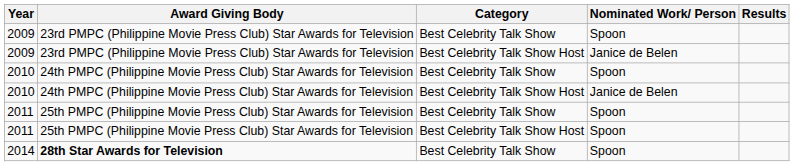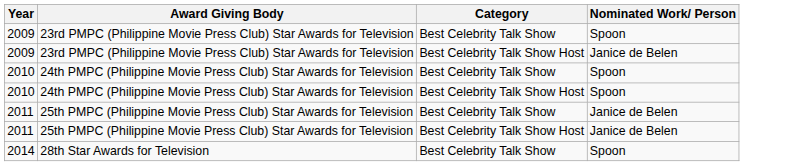- column: (764, 14)
(634, 92) Janice de Belen -> (608, 92) Spoon
(608, 111) Spoon -> (634, 111) Janice de Belen
(608, 131) Spoon -> (634, 131) Janice de Belen
(132, 151) bold -> (125, 151) normal
